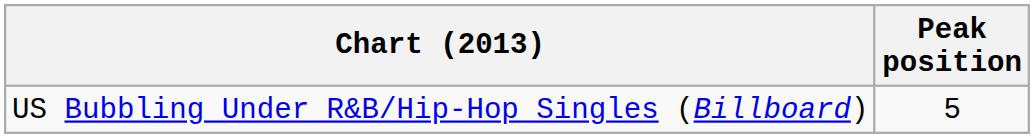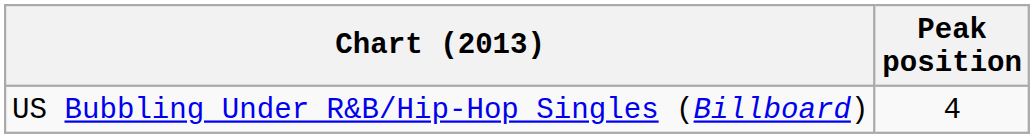(952, 110) 5 -> (952, 110) 4
